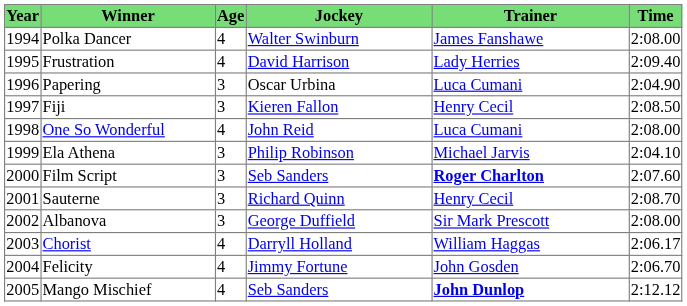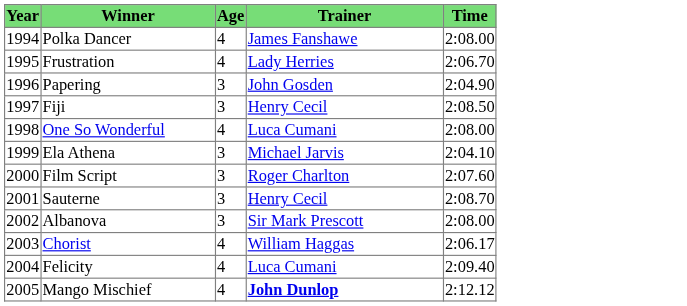- column: (339, 15)
(656, 61) 2:09.40 -> (470, 61) 2:06.70
(478, 84) Luca Cumani -> (290, 84) John Gosden
(489, 175) bold -> (299, 175) normal
(476, 266) John Gosden -> (292, 266) Luca Cumani
(656, 266) 2:06.70 -> (470, 266) 2:09.40
